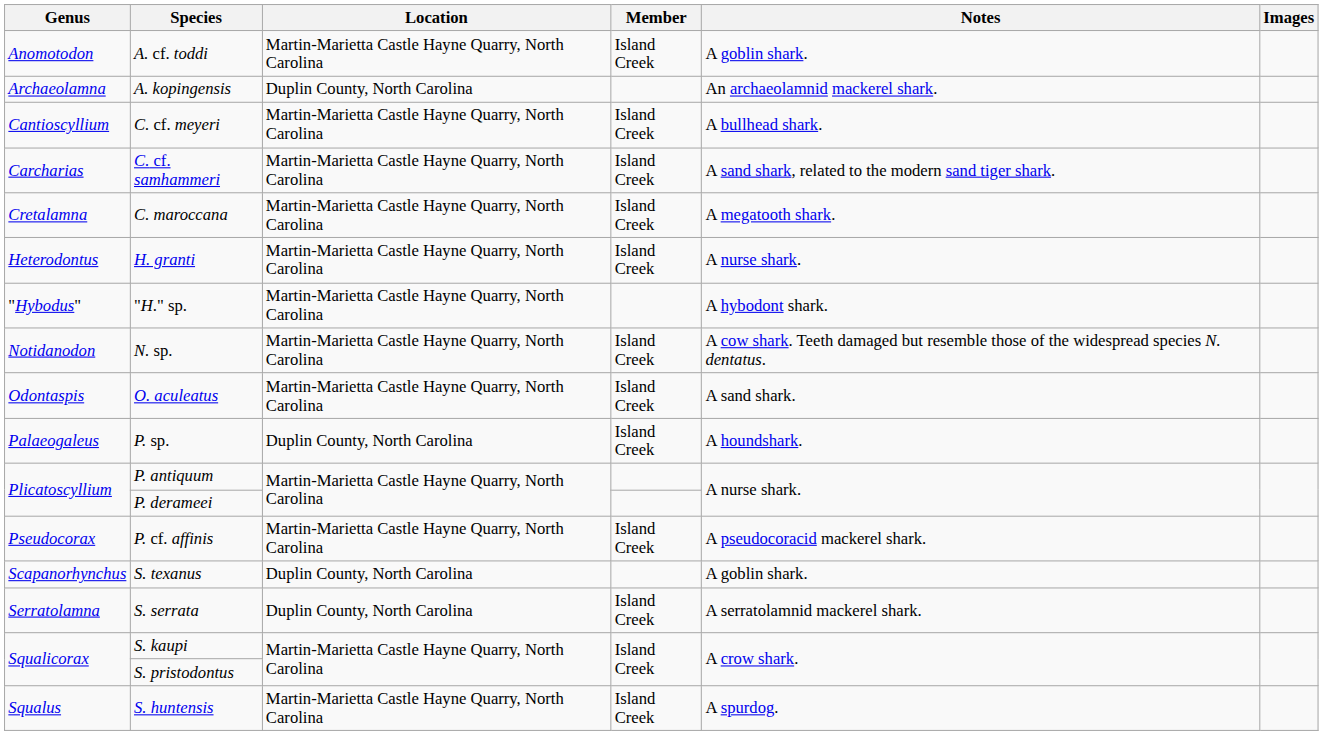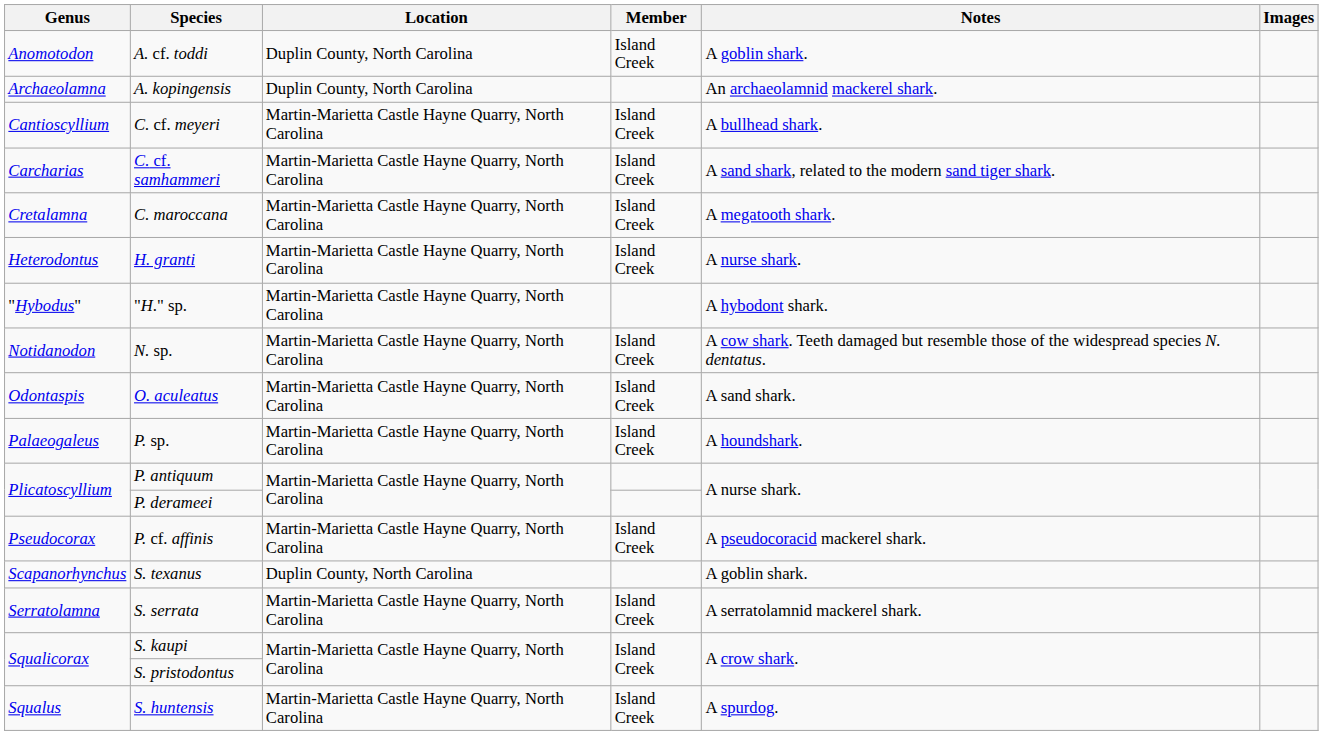(415, 53) Martin-Marietta Castle Hayne Quarry, North Carolina -> (369, 53) Duplin County, North Carolina
(369, 440) Duplin County, North Carolina -> (415, 440) Martin-Marietta Castle Hayne Quarry, North Carolina
(369, 610) Duplin County, North Carolina -> (415, 610) Martin-Marietta Castle Hayne Quarry, North Carolina
